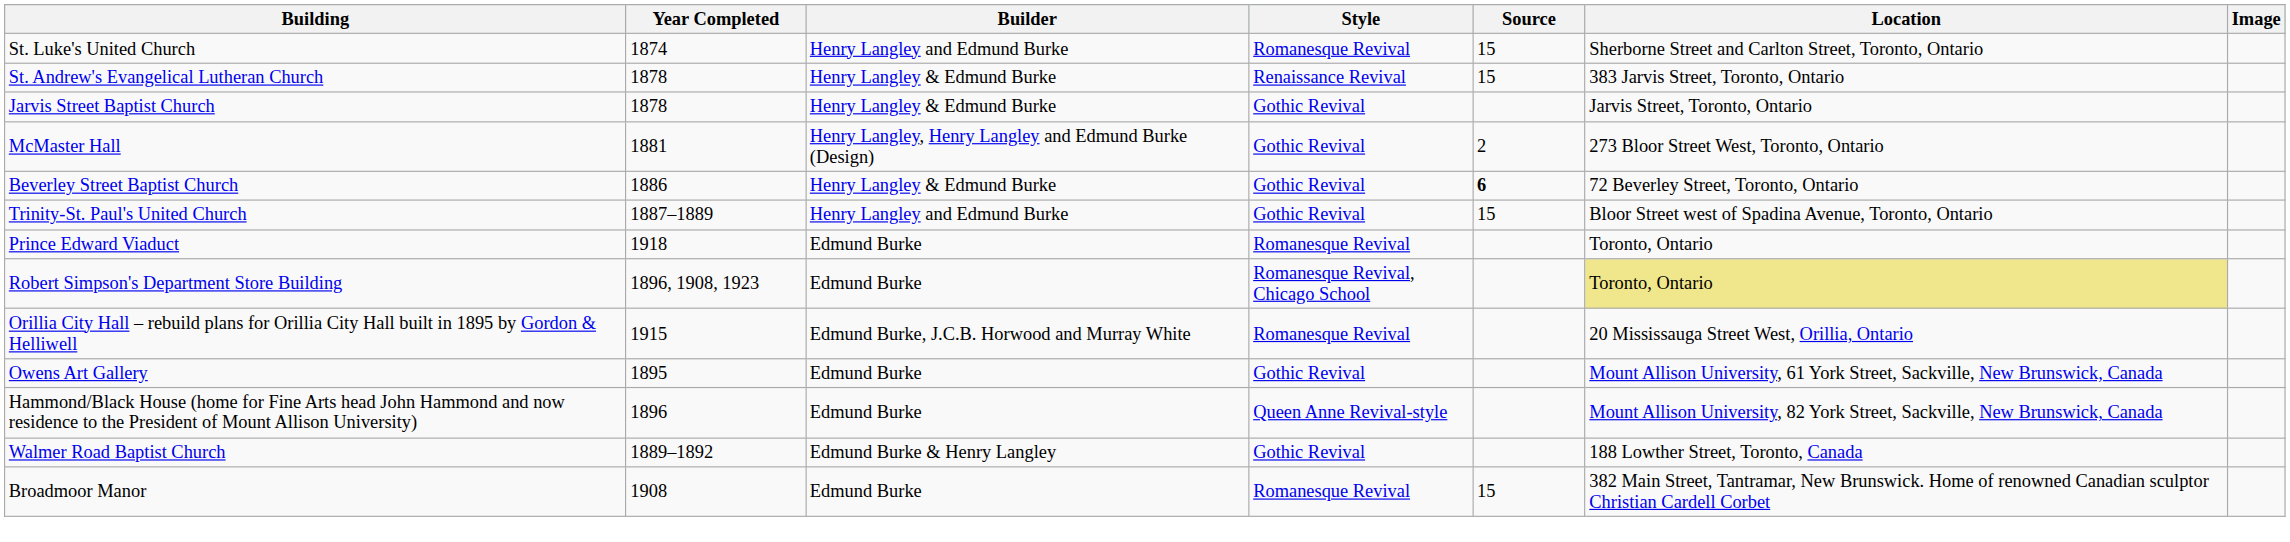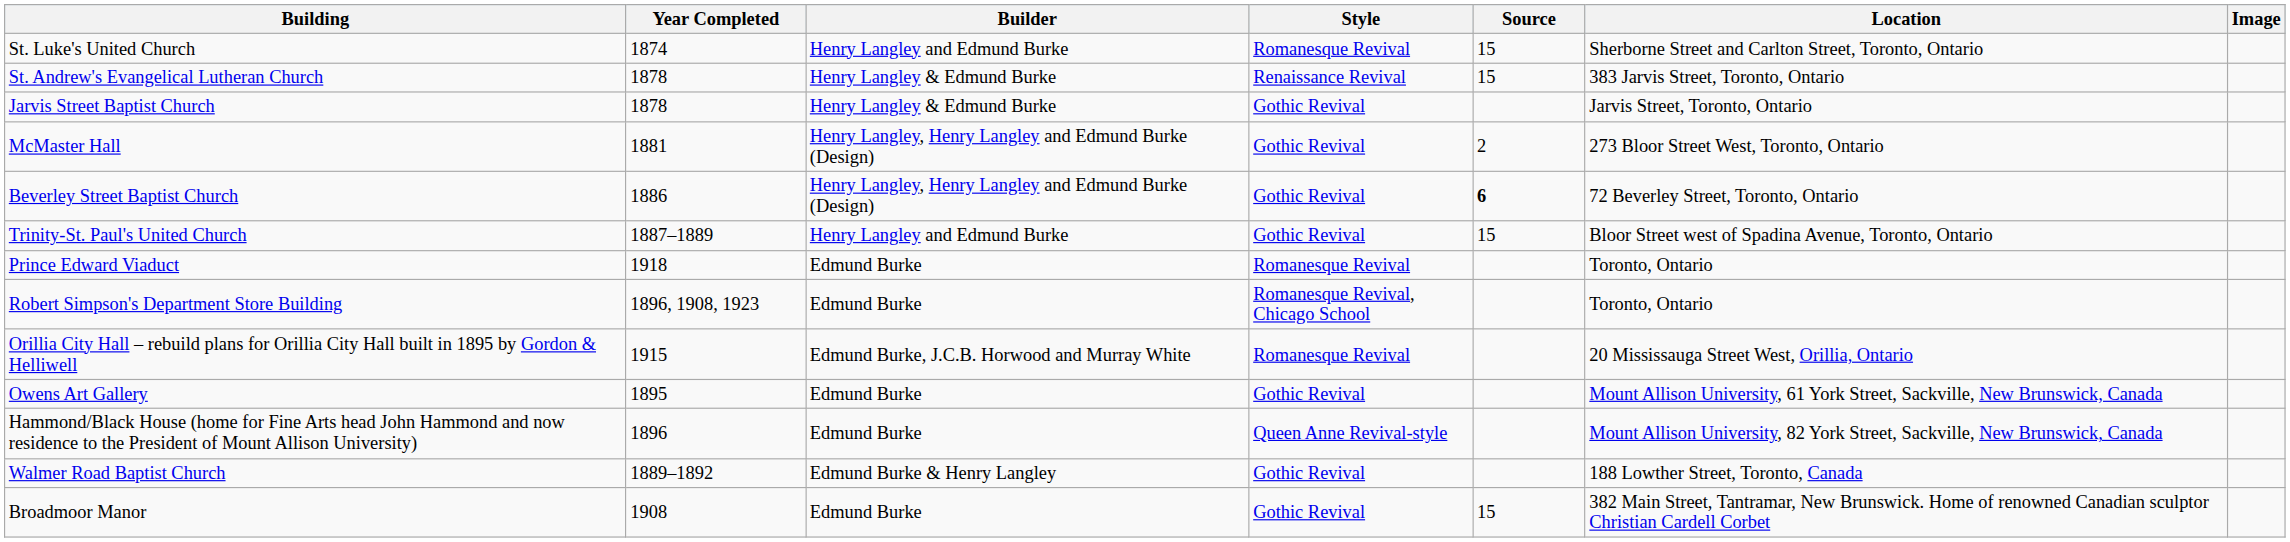(933, 185) Henry Langley & Edmund Burke -> (999, 196) Henry Langley, Henry Langley and Edmund Burke (Design)
(1651, 283) khaki background -> (1651, 304) no background
(1332, 491) Romanesque Revival -> (1309, 512) Gothic Revival
